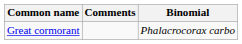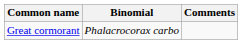columns swapped: (188, 13) <-> (110, 13)
